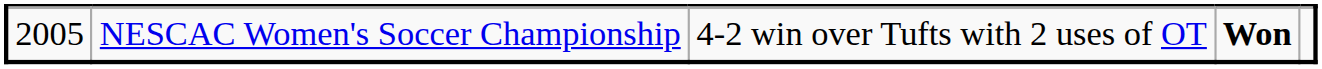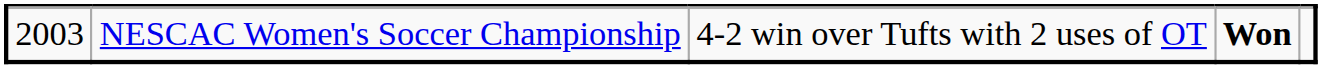(50, 32) 2005 -> (50, 32) 2003
